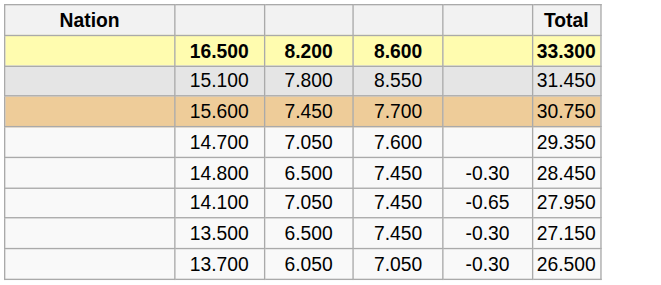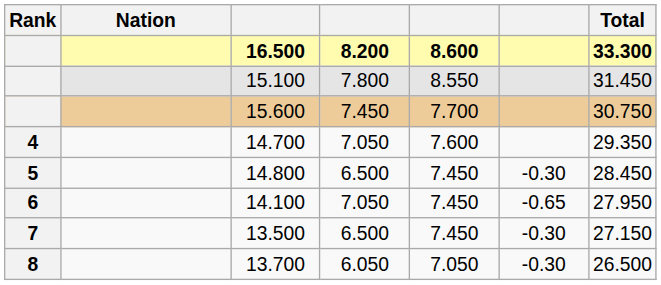+ column: (33, 20)
